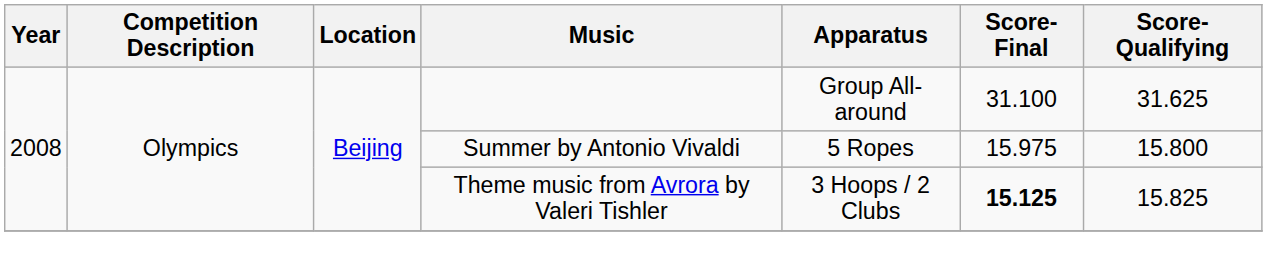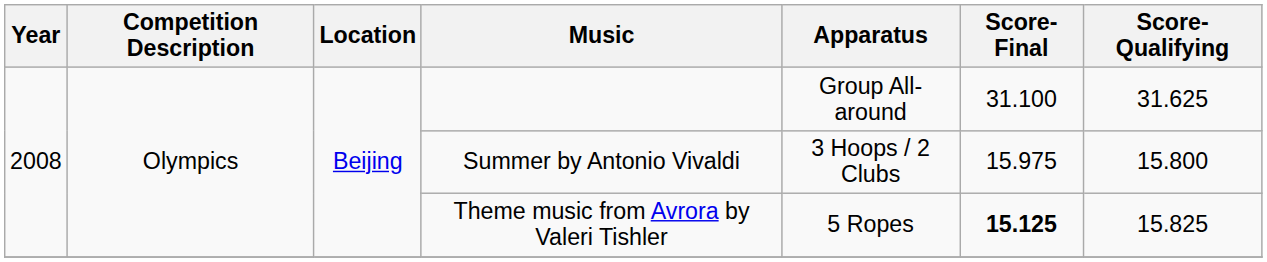(871, 148) 5 Ropes -> (871, 161) 3 Hoops / 2 Clubs
(871, 198) 3 Hoops / 2 Clubs -> (871, 224) 5 Ropes
